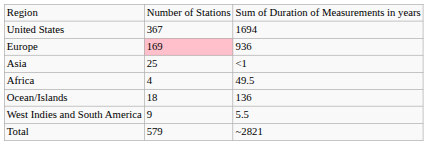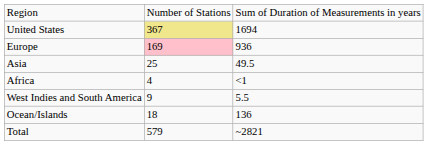(155, 30) no background -> (155, 30) khaki background
(241, 64) <1 -> (245, 64) 49.5
(245, 81) 49.5 -> (241, 81) <1
rows swapped: (37, 98) <-> (74, 115)
